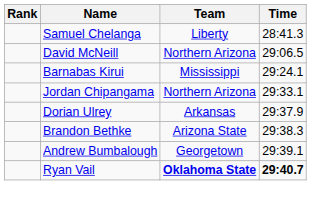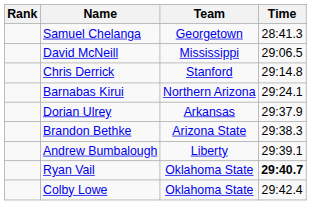(210, 33) Liberty -> (209, 33) Georgetown
(210, 53) Northern Arizona -> (209, 53) Mississippi
+ row: (79, 72)
(210, 72) Mississippi -> (209, 92) Northern Arizona
- row: (99, 92)
(210, 151) Georgetown -> (209, 151) Liberty
(210, 170) bold -> (209, 170) normal
+ row: (75, 190)
